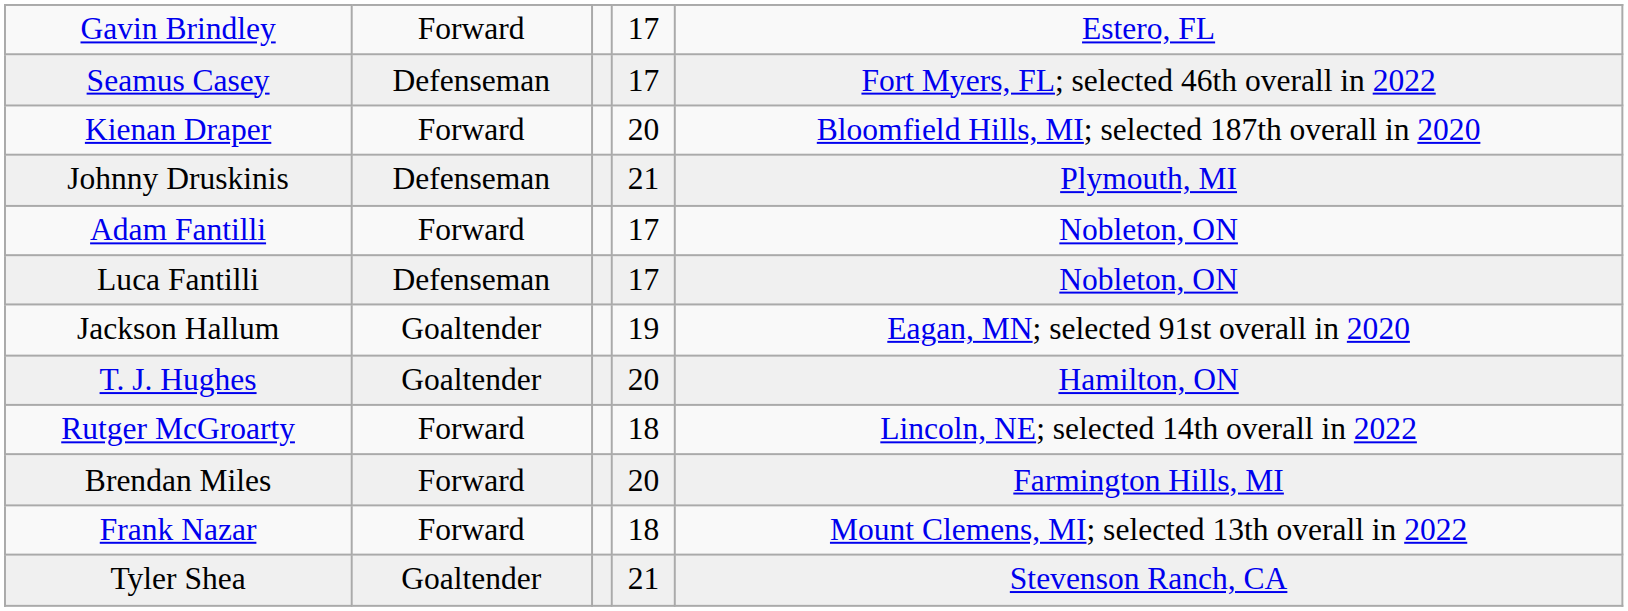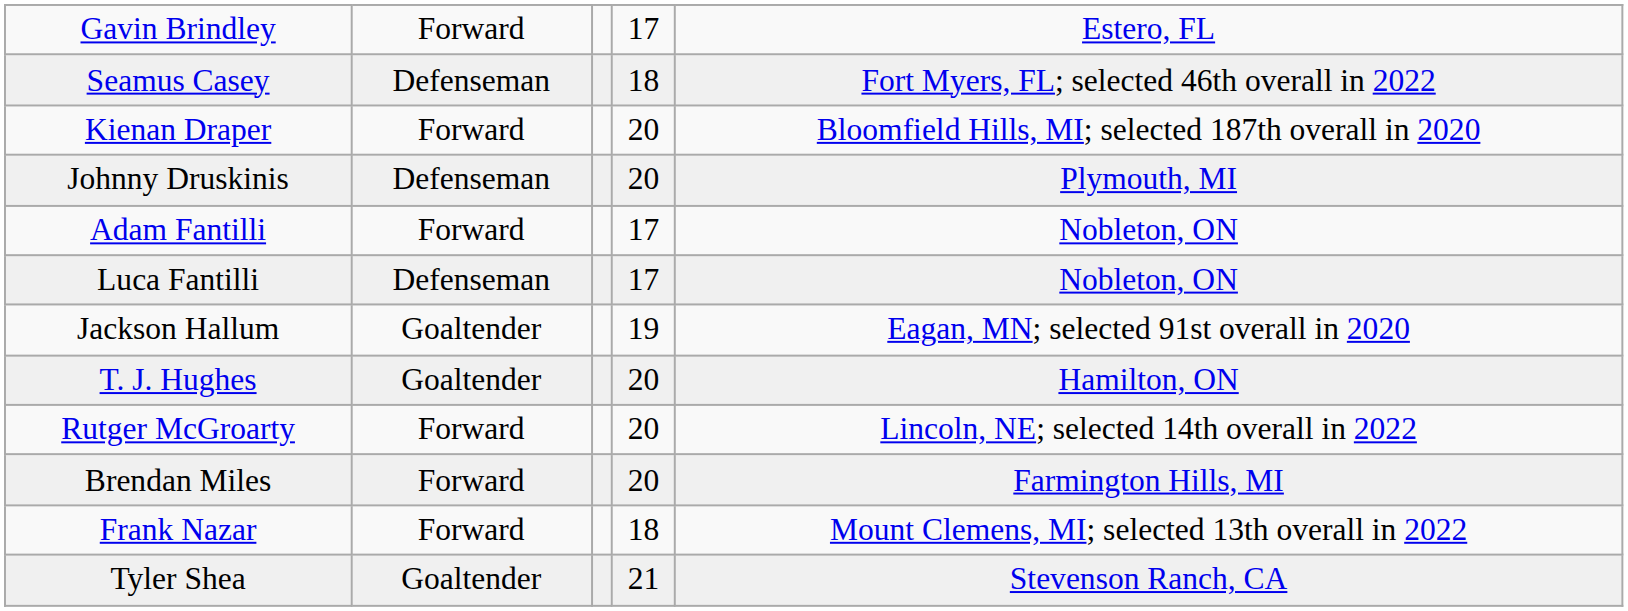(644, 79) 17 -> (644, 79) 18
(644, 179) 21 -> (644, 179) 20
(644, 429) 18 -> (644, 429) 20
